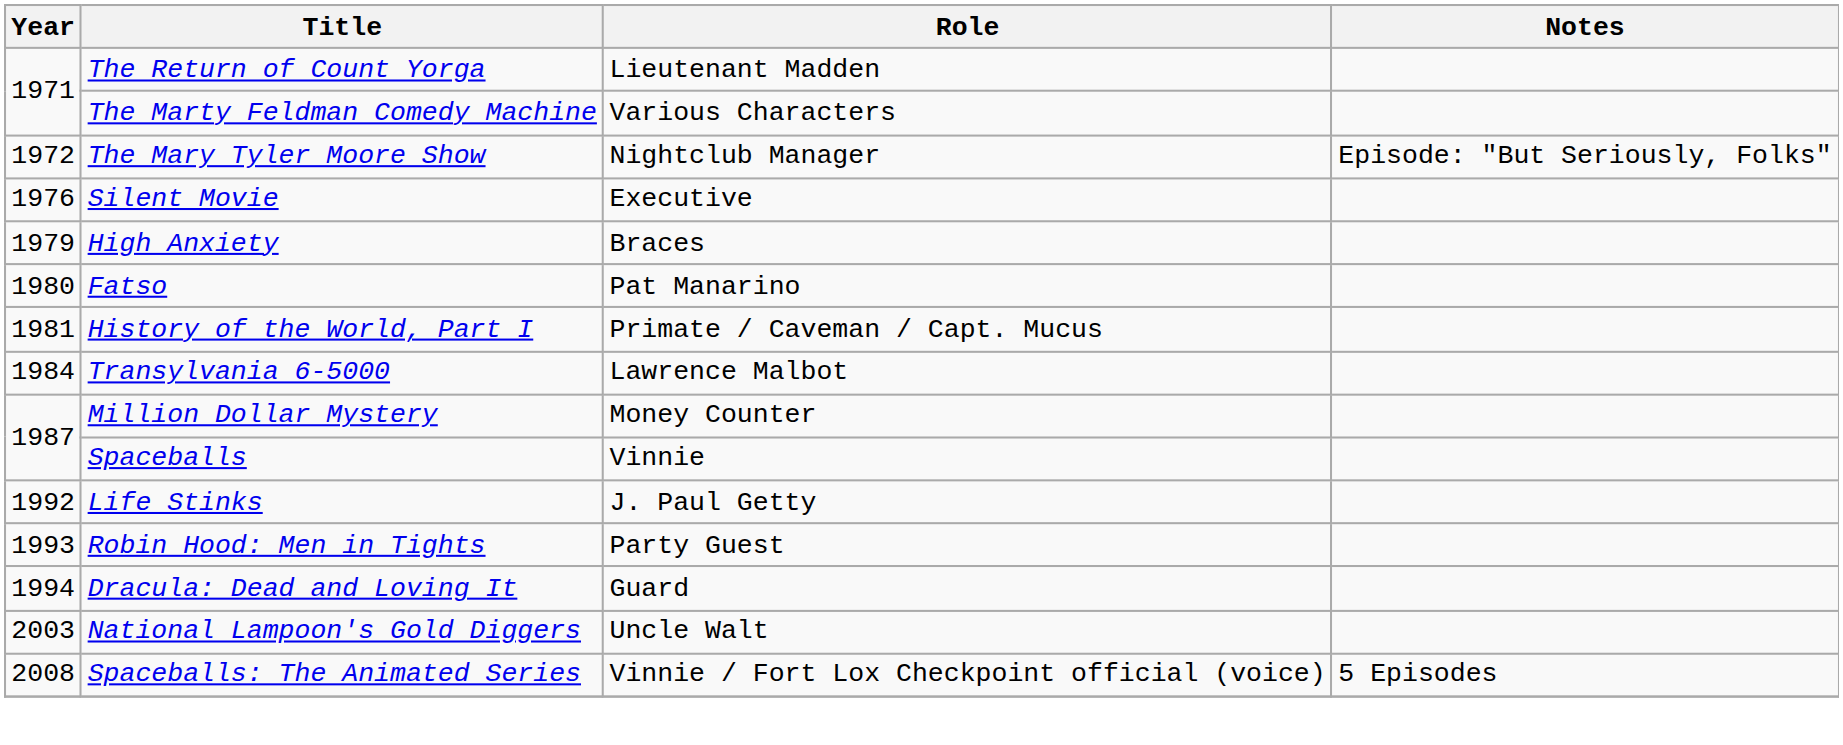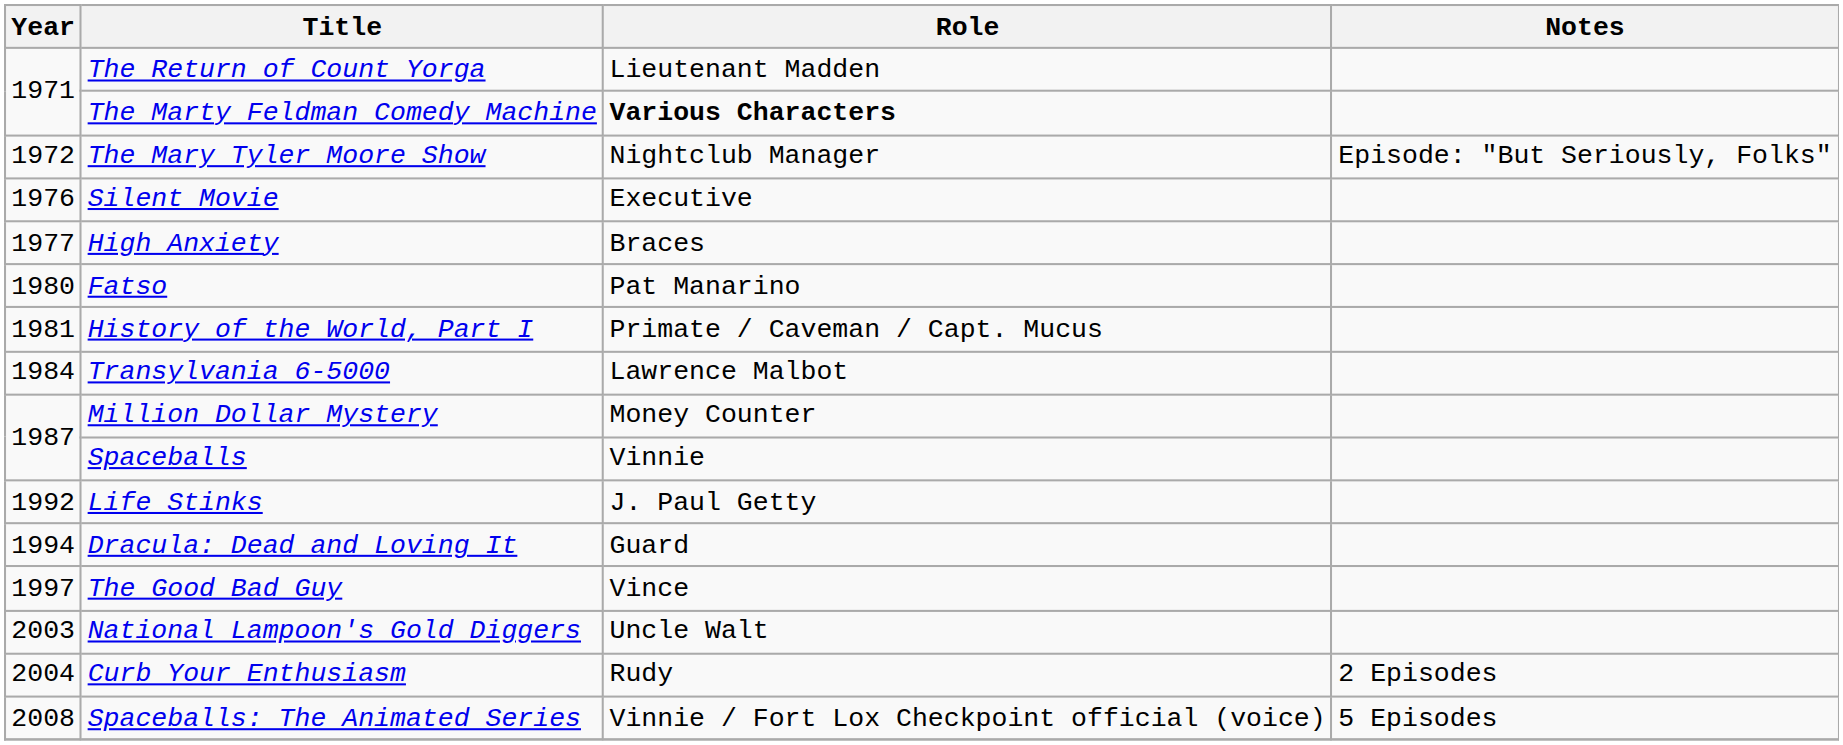(753, 113) normal -> (753, 113) bold
(43, 243) 1979 -> (43, 243) 1977
- row: (287, 545)
+ row: (215, 589)
+ row: (247, 675)
